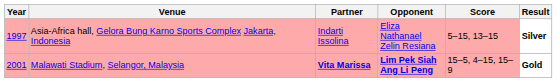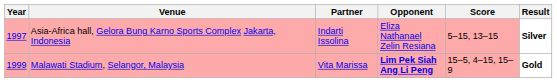(17, 66) 2001 -> (17, 66) 1999
(344, 66) bold -> (343, 66) normal
